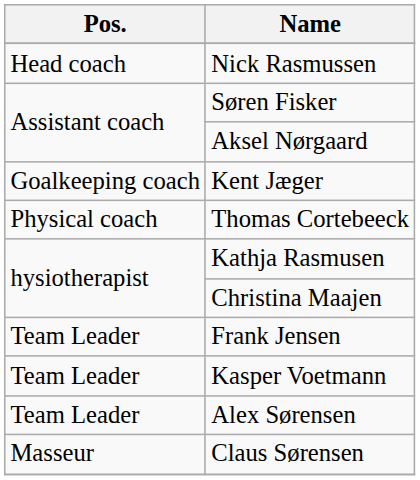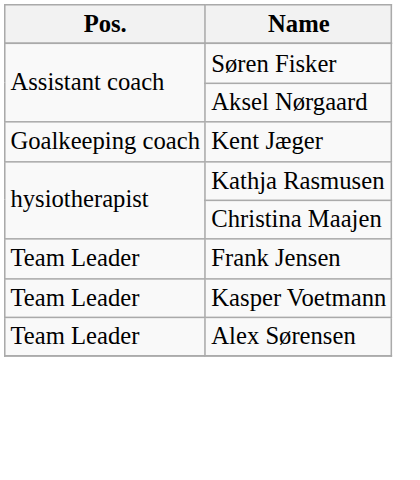- row: (294, 63)
- row: (310, 219)
- row: (288, 453)
